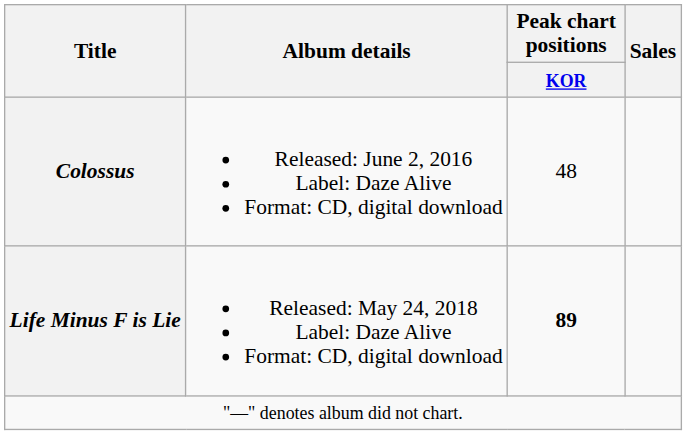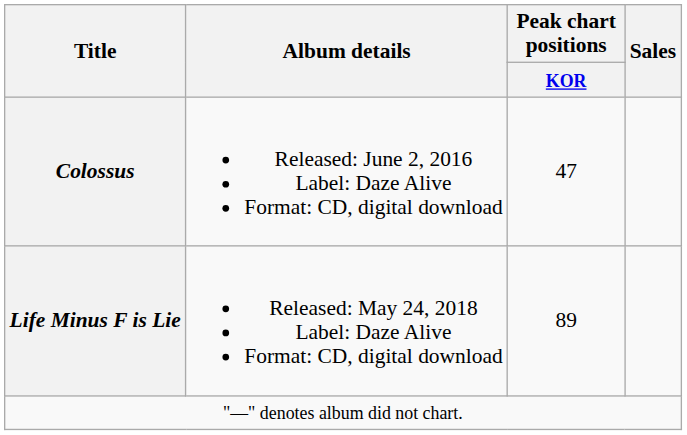(566, 171) 48 -> (566, 171) 47
(566, 320) bold -> (566, 320) normal
